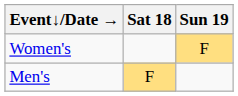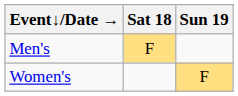rows swapped: (30, 77) <-> (40, 48)
